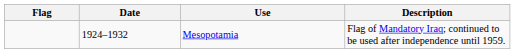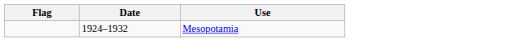- column: (427, 12)
